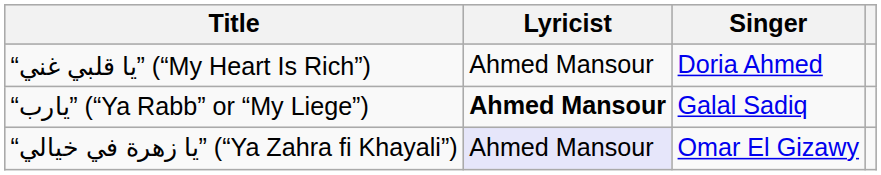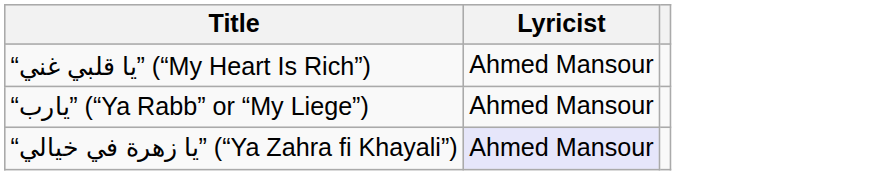- column: (768, 24)
(568, 106) bold -> (561, 106) normal
